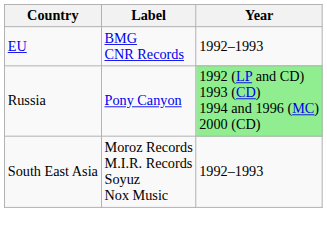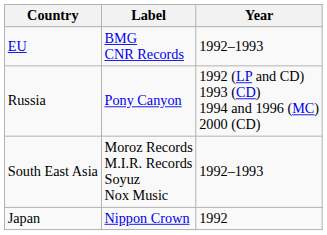(259, 101) lightgreen background -> (259, 101) no background
+ row: (24, 218)
